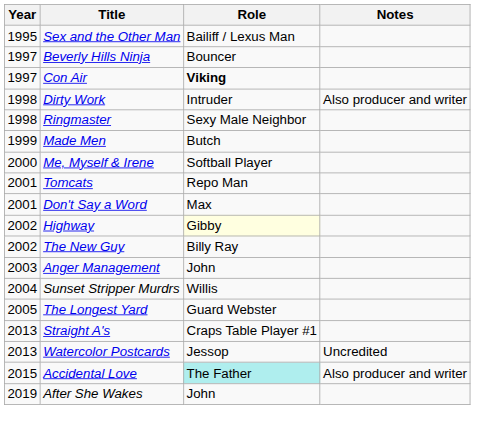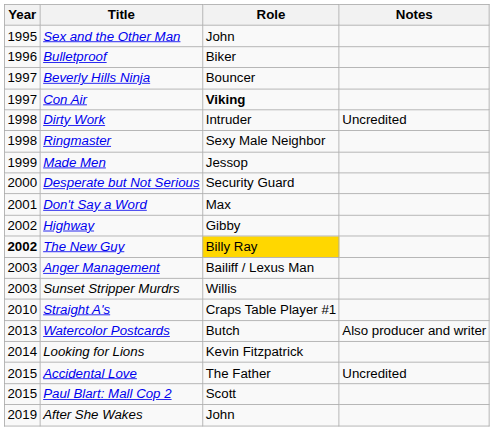(241, 36) Bailiff / Lexus Man -> (220, 36) John
+ row: (75, 57)
(395, 99) Also producer and writer -> (374, 120) Uncredited
(204, 141) Butch -> (227, 162) Jessop
- row: (98, 162)
+ row: (121, 183)
- row: (68, 183)
(204, 225) lightyellow background -> (223, 225) no background
(22, 246) normal -> (22, 246) bold
(212, 246) no background -> (232, 246) gold background
(201, 267) John -> (260, 267) Bailiff / Lexus Man
(22, 288) 2004 -> (22, 288) 2003
- row: (95, 309)
(22, 330) 2013 -> (22, 309) 2010
(208, 352) Jessop -> (223, 330) Butch
(355, 352) Uncredited -> (414, 330) Also producer and writer
+ row: (94, 352)
(219, 373) paleturquoise background -> (238, 373) no background
(395, 373) Also producer and writer -> (374, 373) Uncredited
+ row: (107, 394)
